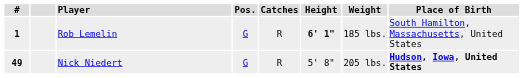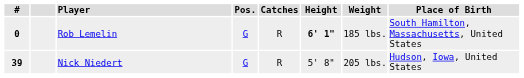(17, 33) 1 -> (17, 33) 0
(17, 62) 49 -> (17, 62) 39
(443, 62) bold -> (443, 62) normal
